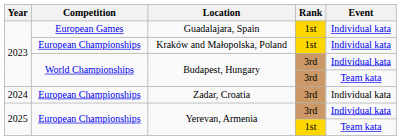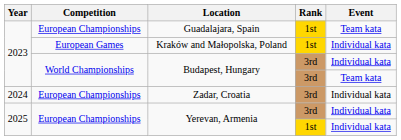(89, 29) European Games -> (89, 29) European Championships
(361, 29) Individual kata -> (361, 29) Team kata
(89, 45) European Championships -> (89, 45) European Games
(361, 127) Team kata -> (361, 127) Individual kata
